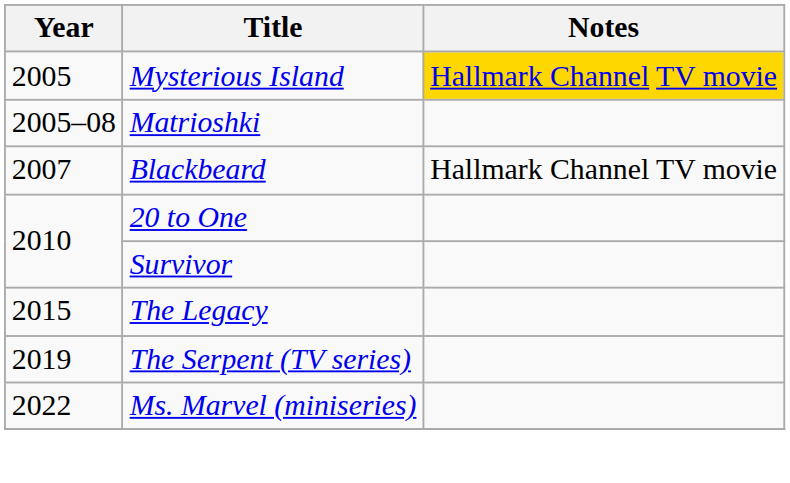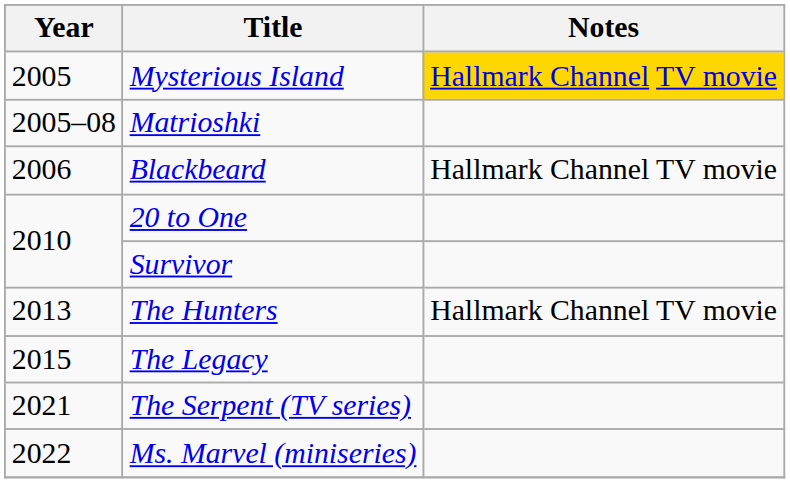(42, 169) 2007 -> (42, 169) 2006
+ row: (204, 311)
(42, 358) 2019 -> (42, 405) 2021
